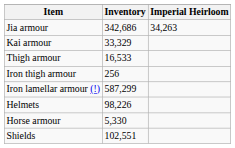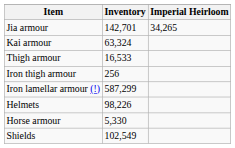(120, 27) 342,686 -> (120, 27) 142,701
(164, 27) 34,263 -> (164, 27) 34,265
(118, 43) 33,329 -> (118, 43) 63,324
(120, 136) 102,551 -> (120, 136) 102,549
